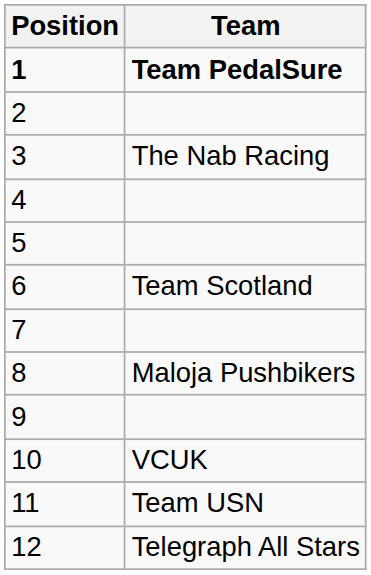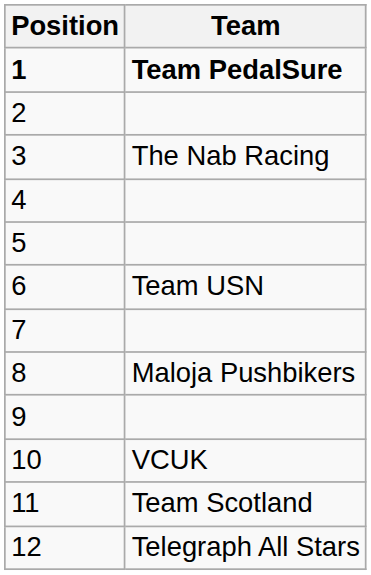(222, 286) Team Scotland -> (198, 286) Team USN
(198, 503) Team USN -> (222, 503) Team Scotland
